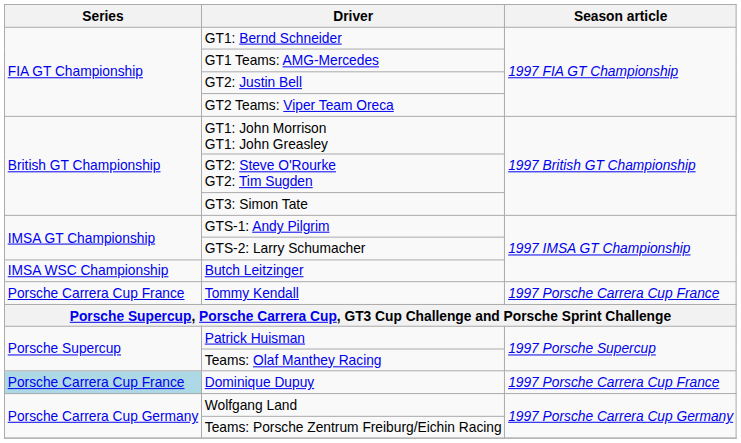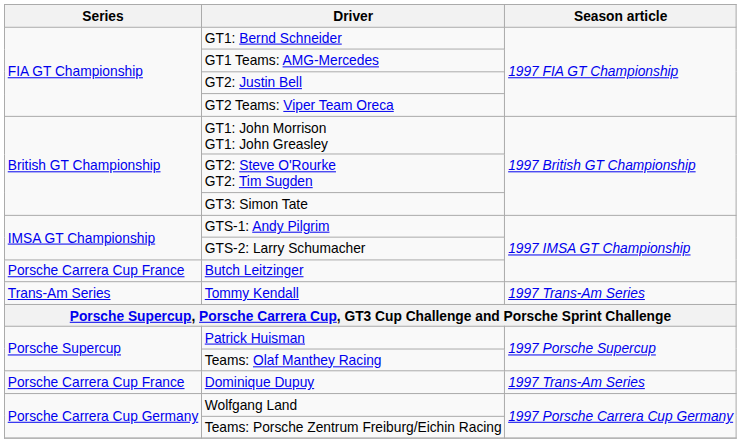(88, 271) IMSA WSC Championship -> (96, 271) Porsche Carrera Cup France
(96, 293) Porsche Carrera Cup France -> (59, 293) Trans-Am Series
(614, 293) 1997 Porsche Carrera Cup France -> (576, 293) 1997 Trans-Am Series
(96, 382) lightblue background -> (96, 382) no background
(614, 382) 1997 Porsche Carrera Cup France -> (576, 382) 1997 Trans-Am Series
